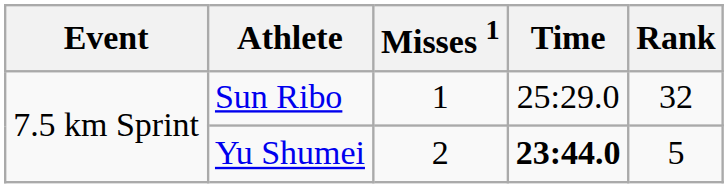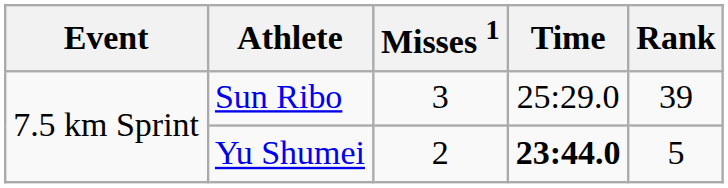(440, 97) 1 -> (440, 97) 3
(676, 97) 32 -> (676, 97) 39
